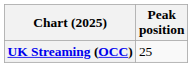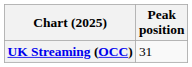(146, 51) 25 -> (146, 51) 31
